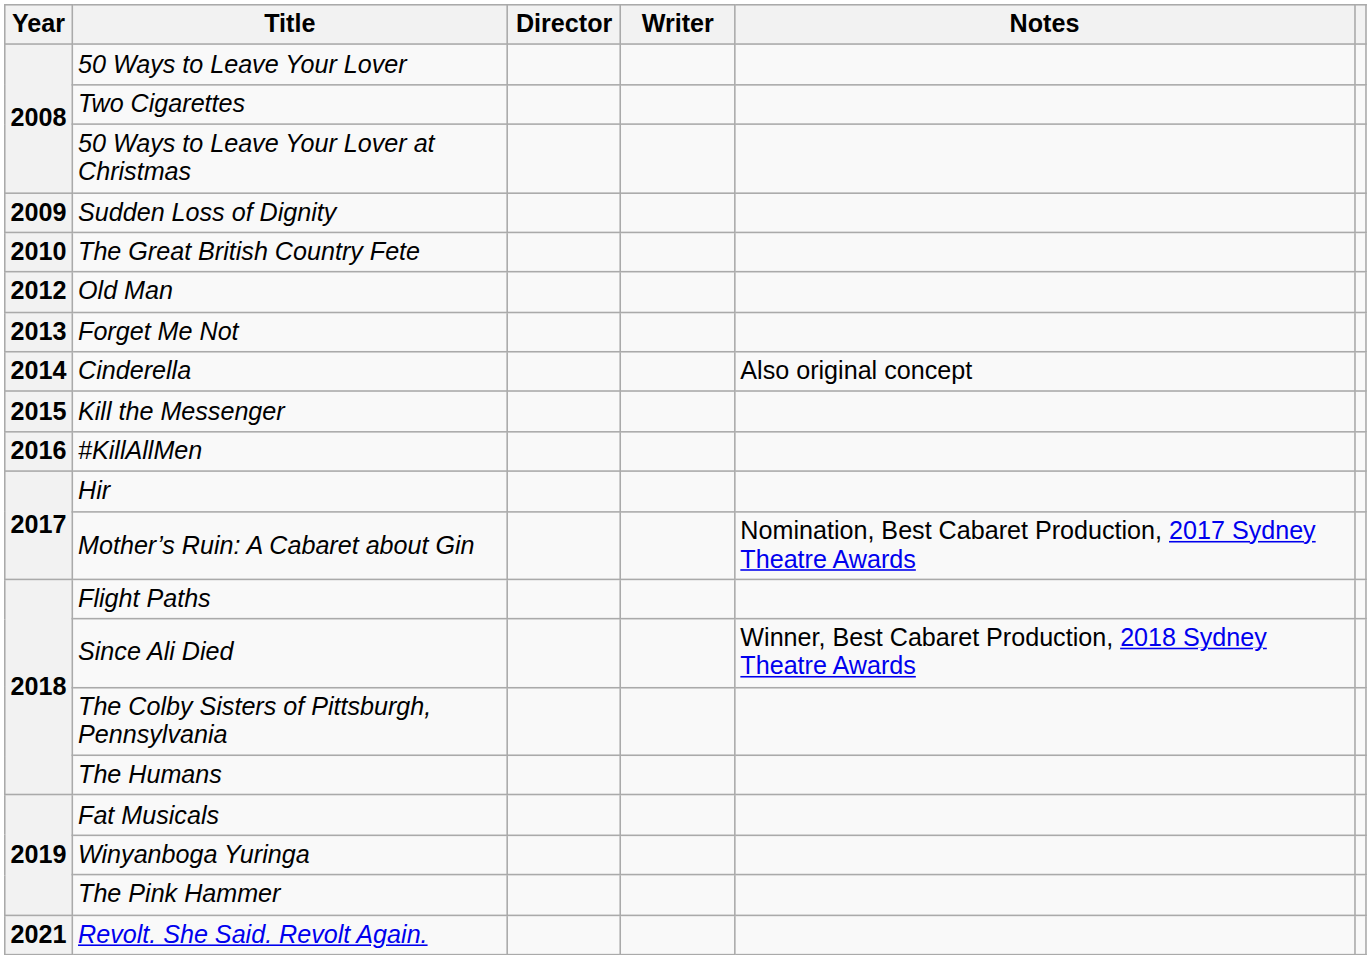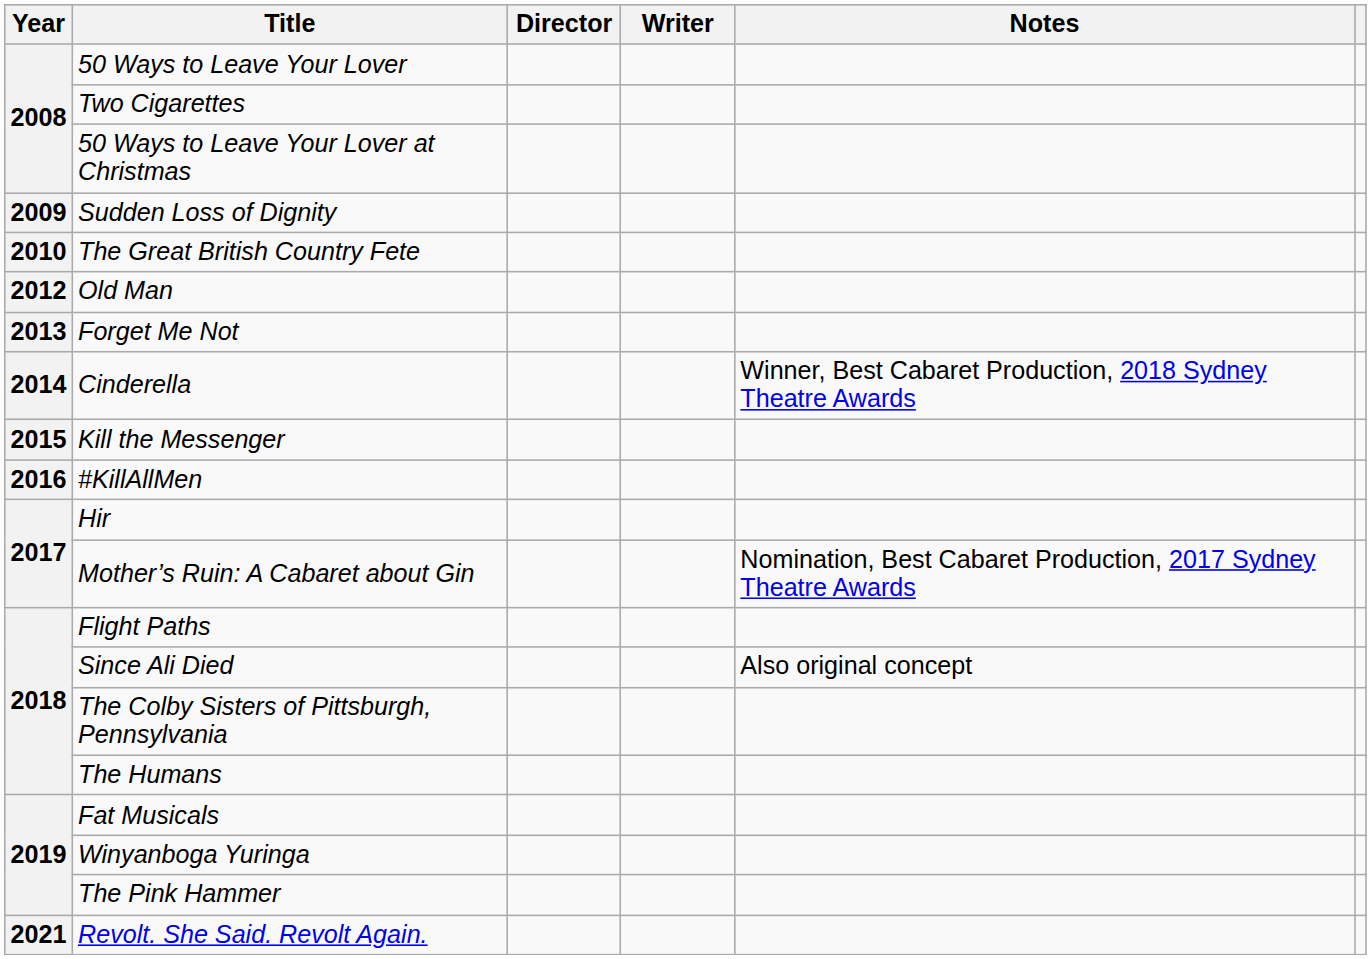(856, 371) Also original concept -> (1004, 385) Winner, Best Cabaret Production, 2018 Sydney Theatre Awards
(1004, 652) Winner, Best Cabaret Production, 2018 Sydney Theatre Awards -> (856, 666) Also original concept
